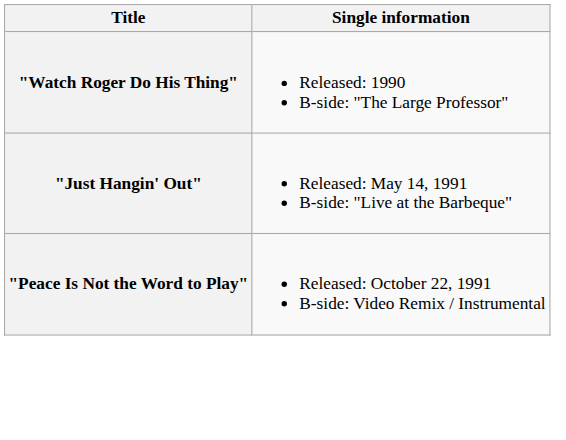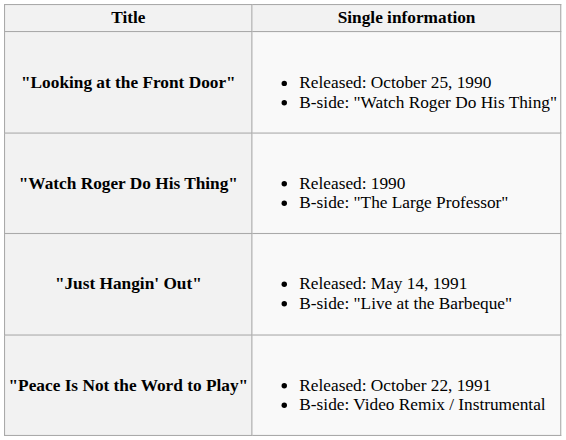+ row: (128, 82)
